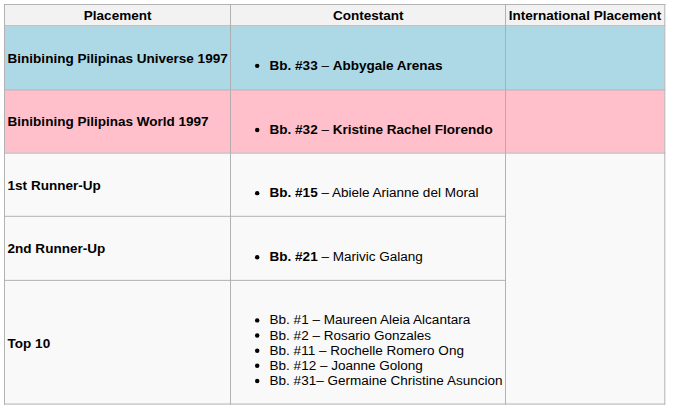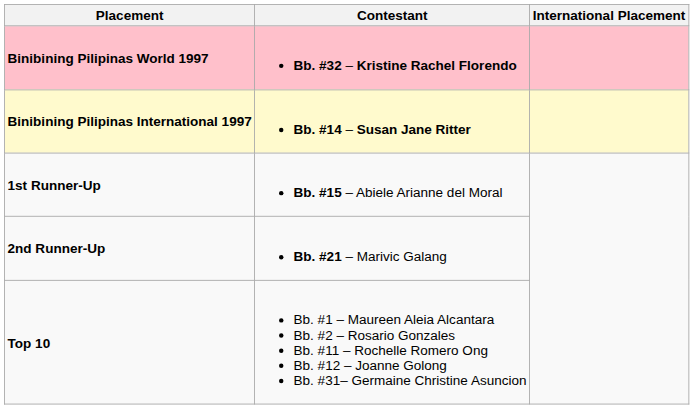- row: (118, 58)
+ row: (130, 121)
